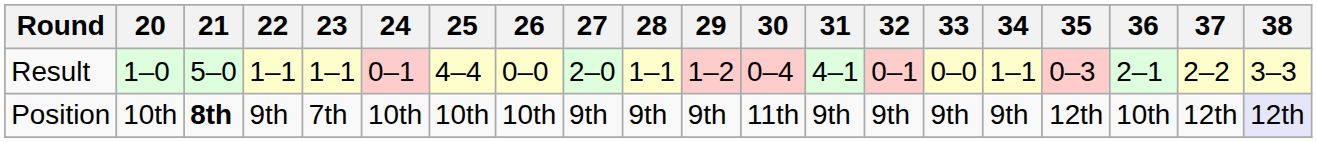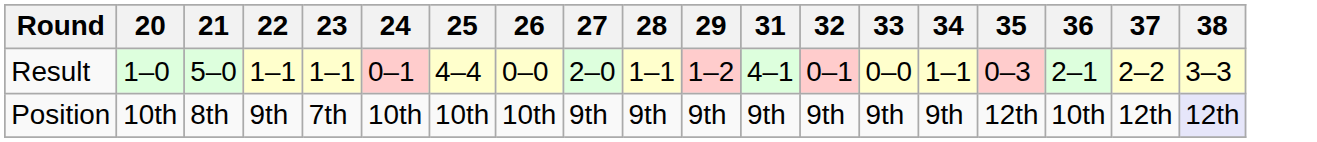- column: (773, 26)
(211, 114) bold -> (210, 114) normal
